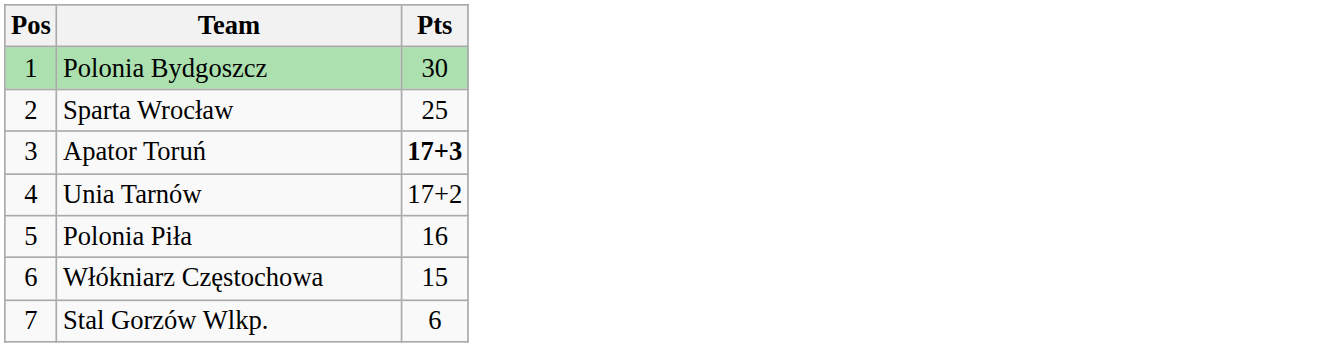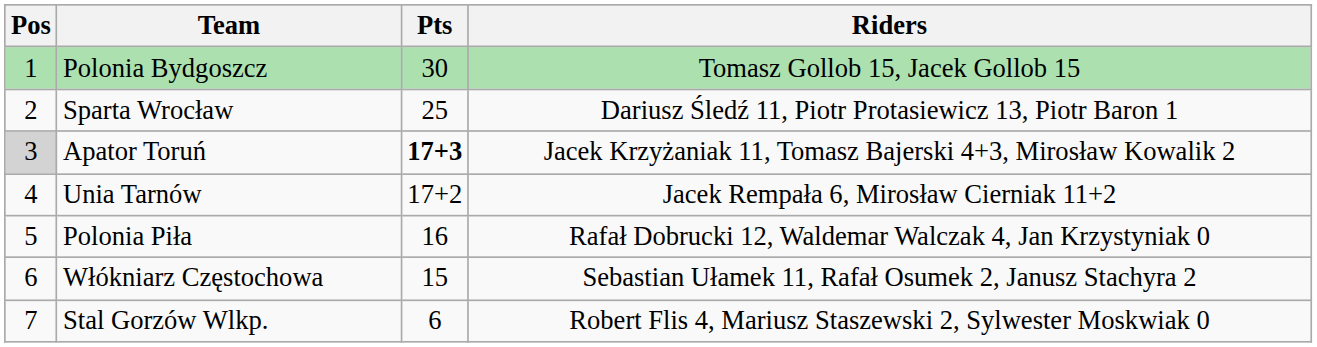+ column: (889, 25)
(31, 151) no background -> (31, 151) lightgrey background
